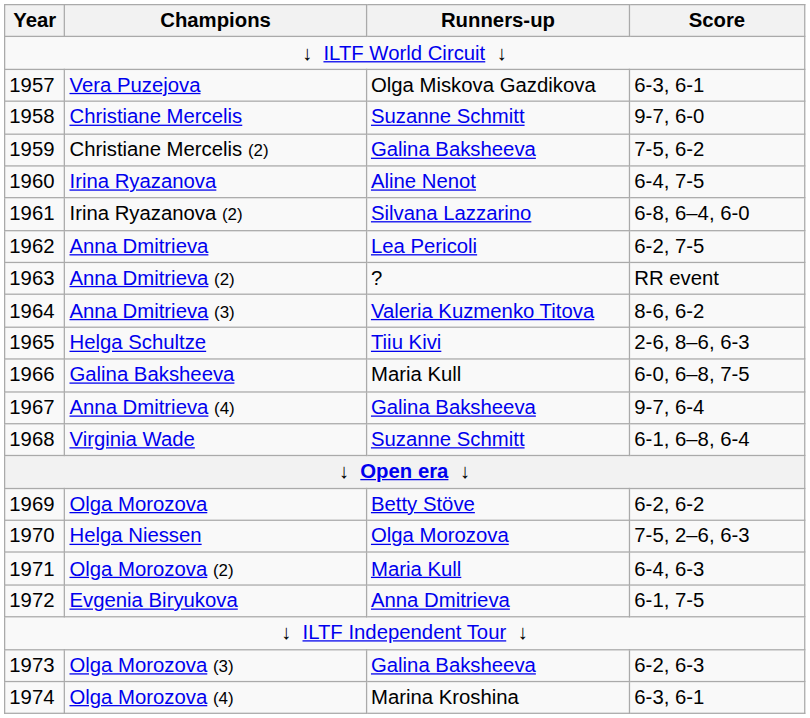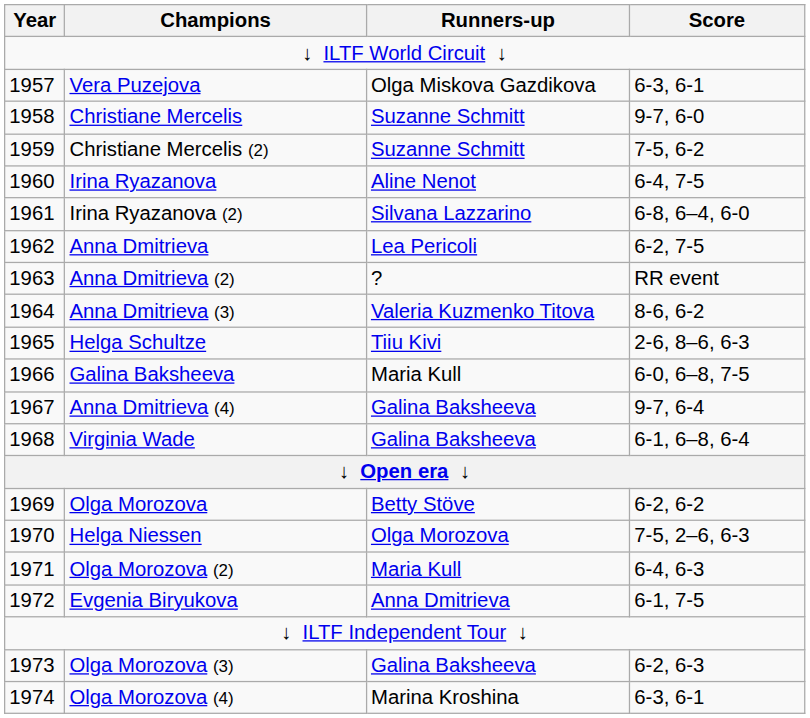(453, 149) Galina Baksheeva -> (448, 149) Suzanne Schmitt
(448, 439) Suzanne Schmitt -> (453, 439) Galina Baksheeva
